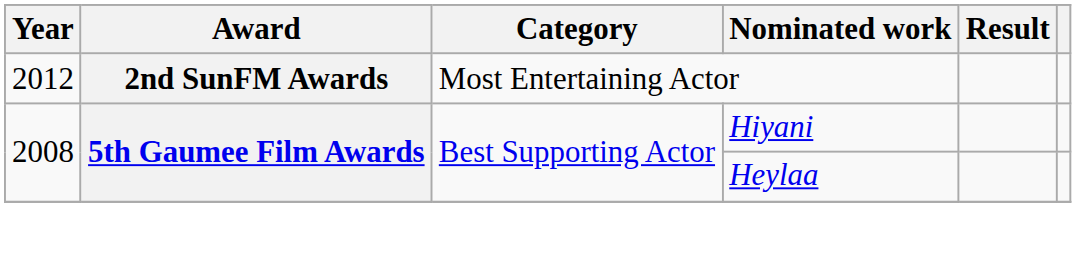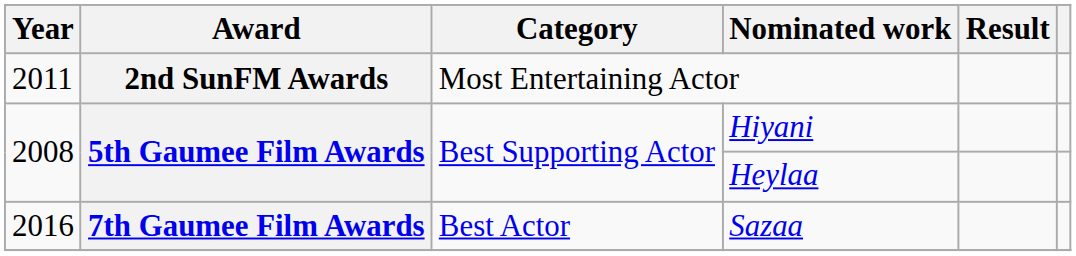(43, 77) 2012 -> (42, 77) 2011
+ row: (766, 224)
